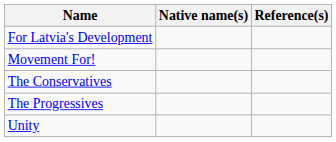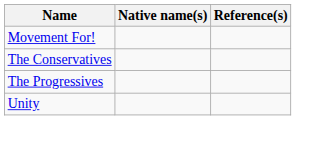- row: (80, 37)
